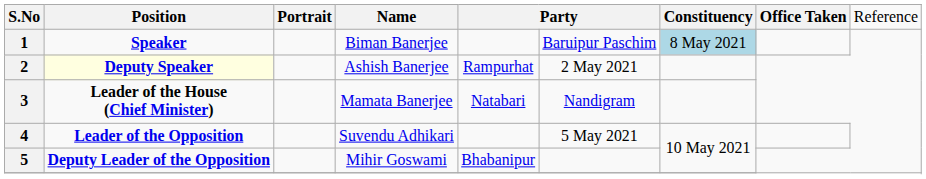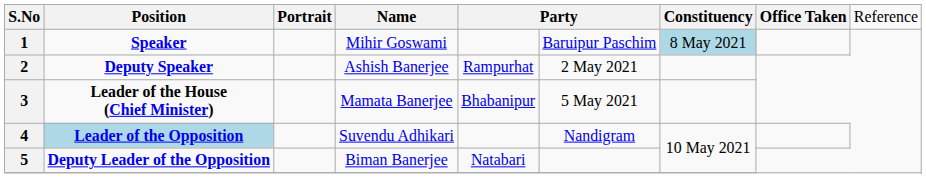(396, 42) Biman Banerjee -> (396, 42) Mihir Goswami
(159, 67) lightyellow background -> (159, 67) no background
(498, 101) Natabari -> (498, 101) Bhabanipur
(599, 101) Nandigram -> (599, 101) 5 May 2021
(159, 135) no background -> (159, 135) lightblue background
(599, 135) 5 May 2021 -> (599, 135) Nandigram
(396, 160) Mihir Goswami -> (396, 160) Biman Banerjee
(498, 160) Bhabanipur -> (498, 160) Natabari
